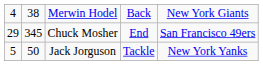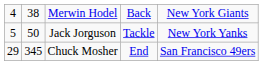rows swapped: (83, 51) <-> (83, 32)
